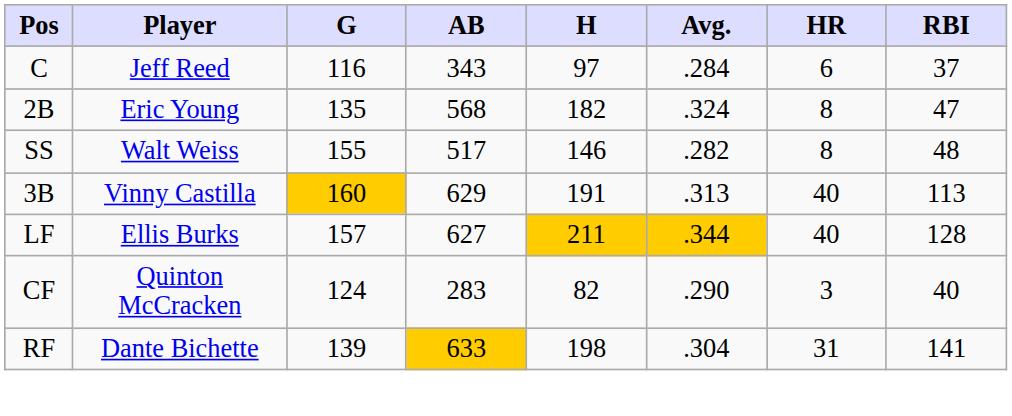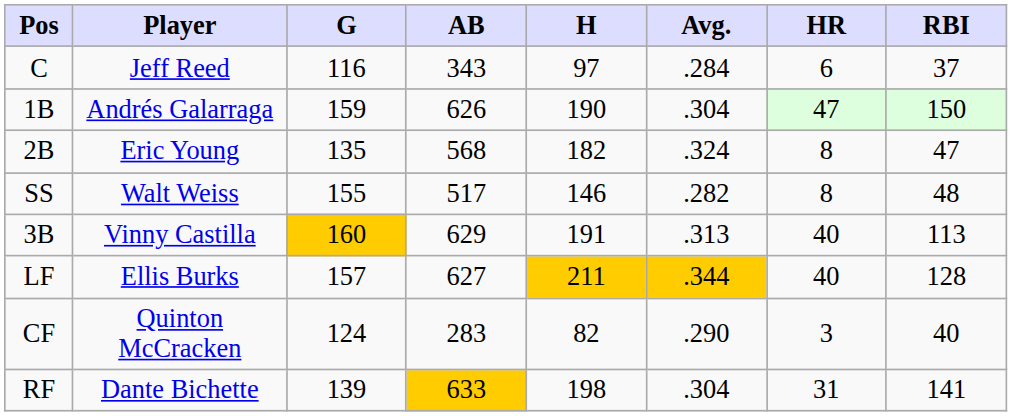+ row: (39, 109)
